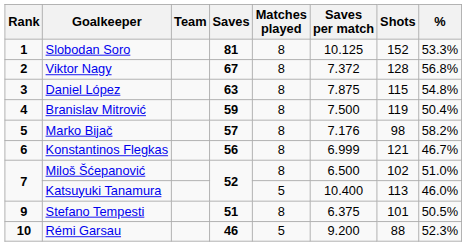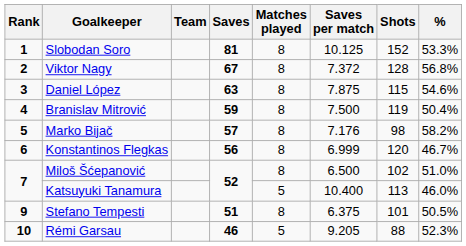(440, 90) 54.8% -> (440, 90) 54.6%
(398, 151) 121 -> (398, 151) 120
(344, 232) 9.200 -> (344, 232) 9.205
